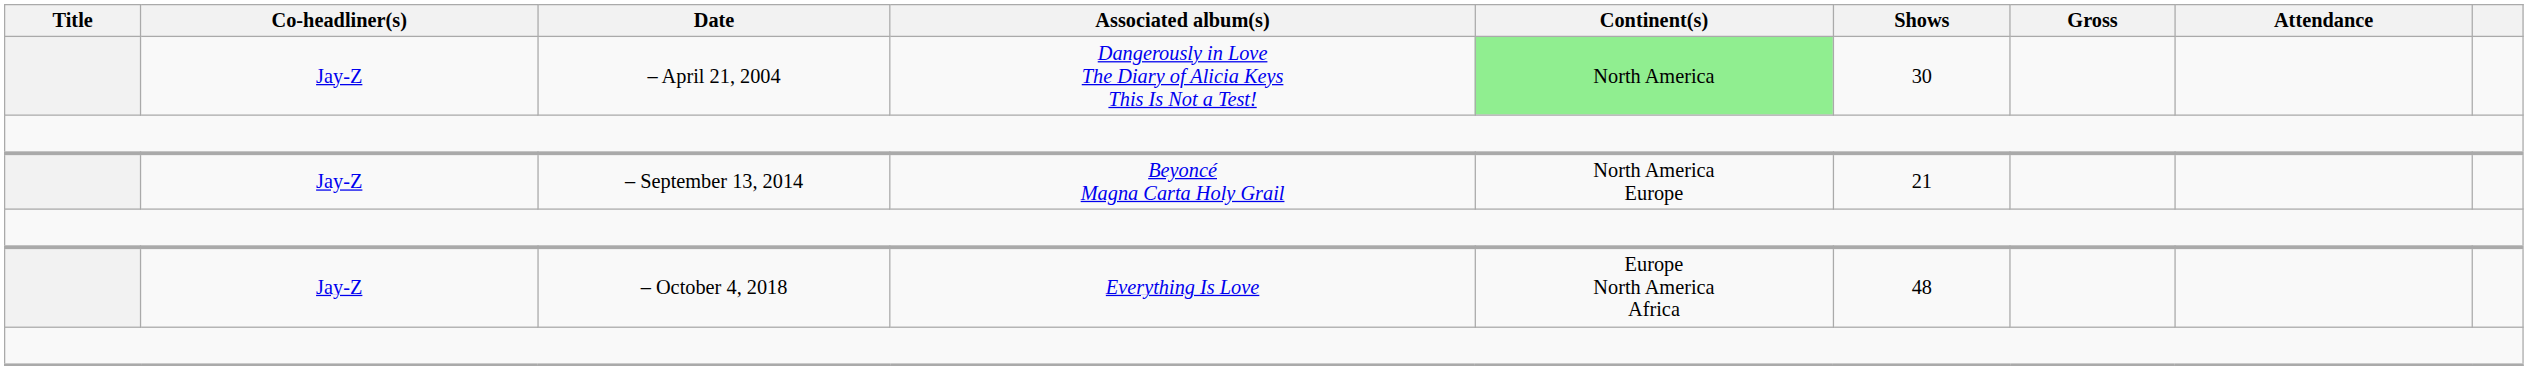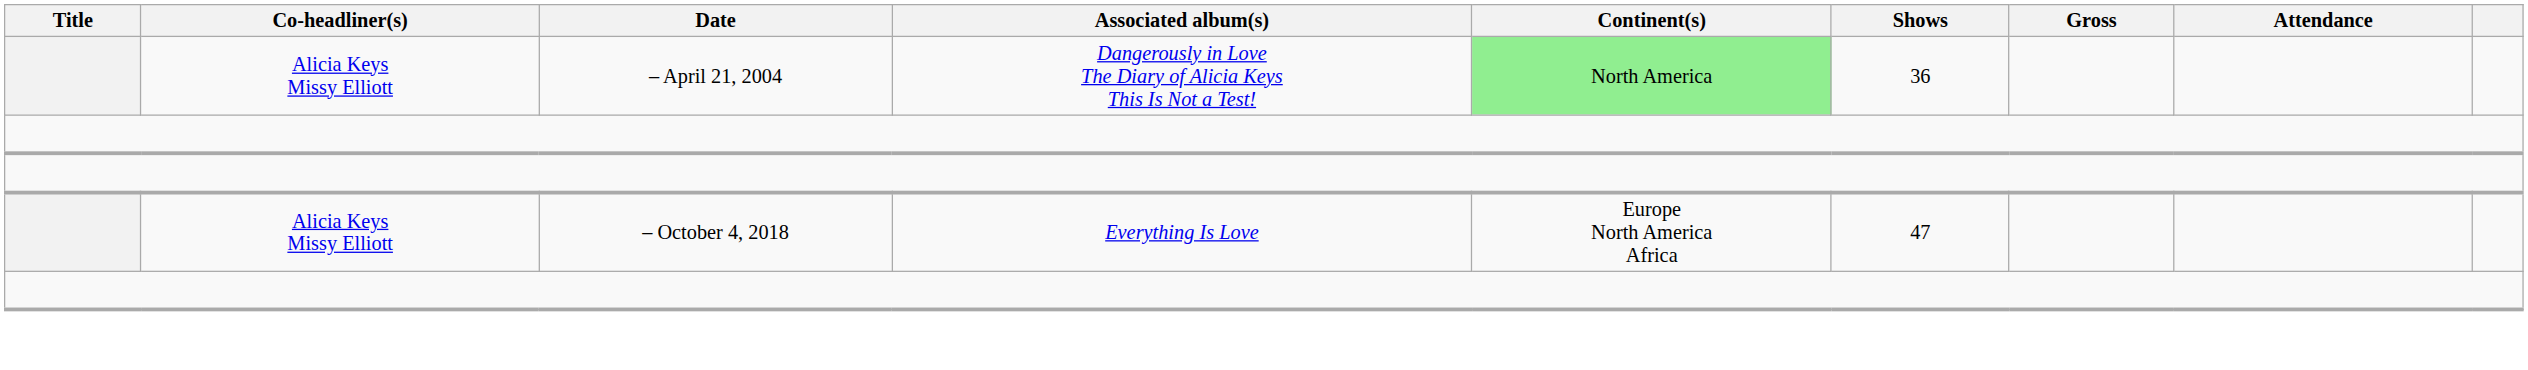(339, 75) Jay-Z -> (340, 75) Alicia Keys Missy Elliott
(1922, 75) 30 -> (1920, 75) 36
- row: (714, 181)
(339, 287) Jay-Z -> (340, 232) Alicia Keys Missy Elliott
(1922, 287) 48 -> (1920, 232) 47
